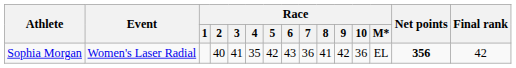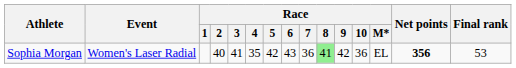(326, 53) no background -> (326, 53) lightgreen background
(481, 53) 42 -> (481, 53) 53
